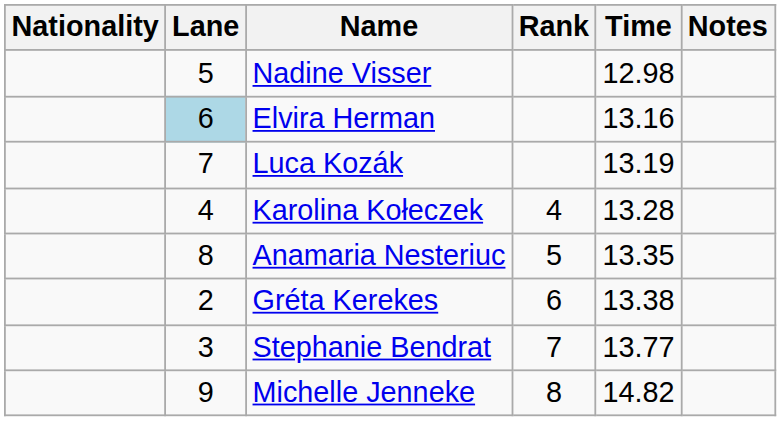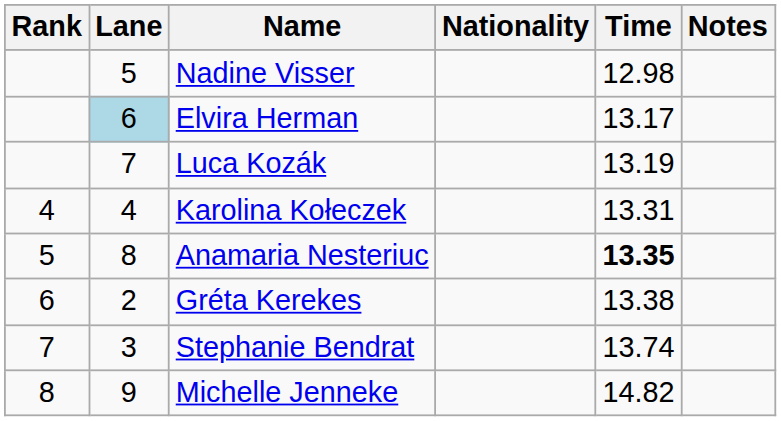columns swapped: (554, 27) <-> (85, 27)
(638, 118) 13.16 -> (638, 118) 13.17
(638, 210) 13.28 -> (638, 210) 13.31
(638, 255) normal -> (638, 255) bold
(638, 347) 13.77 -> (638, 347) 13.74
